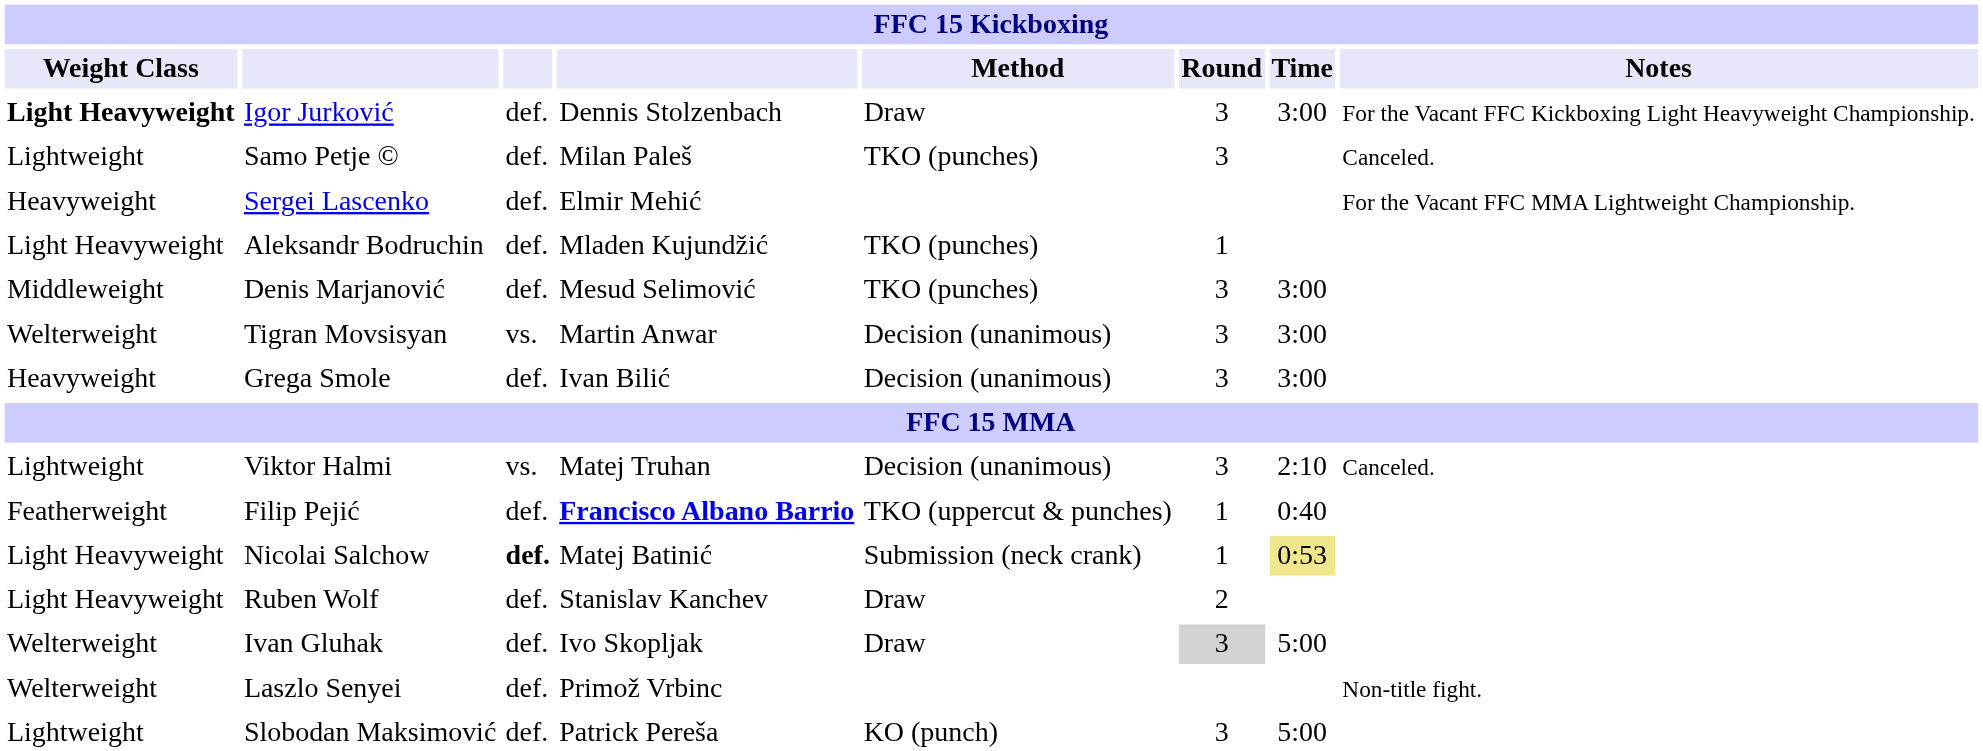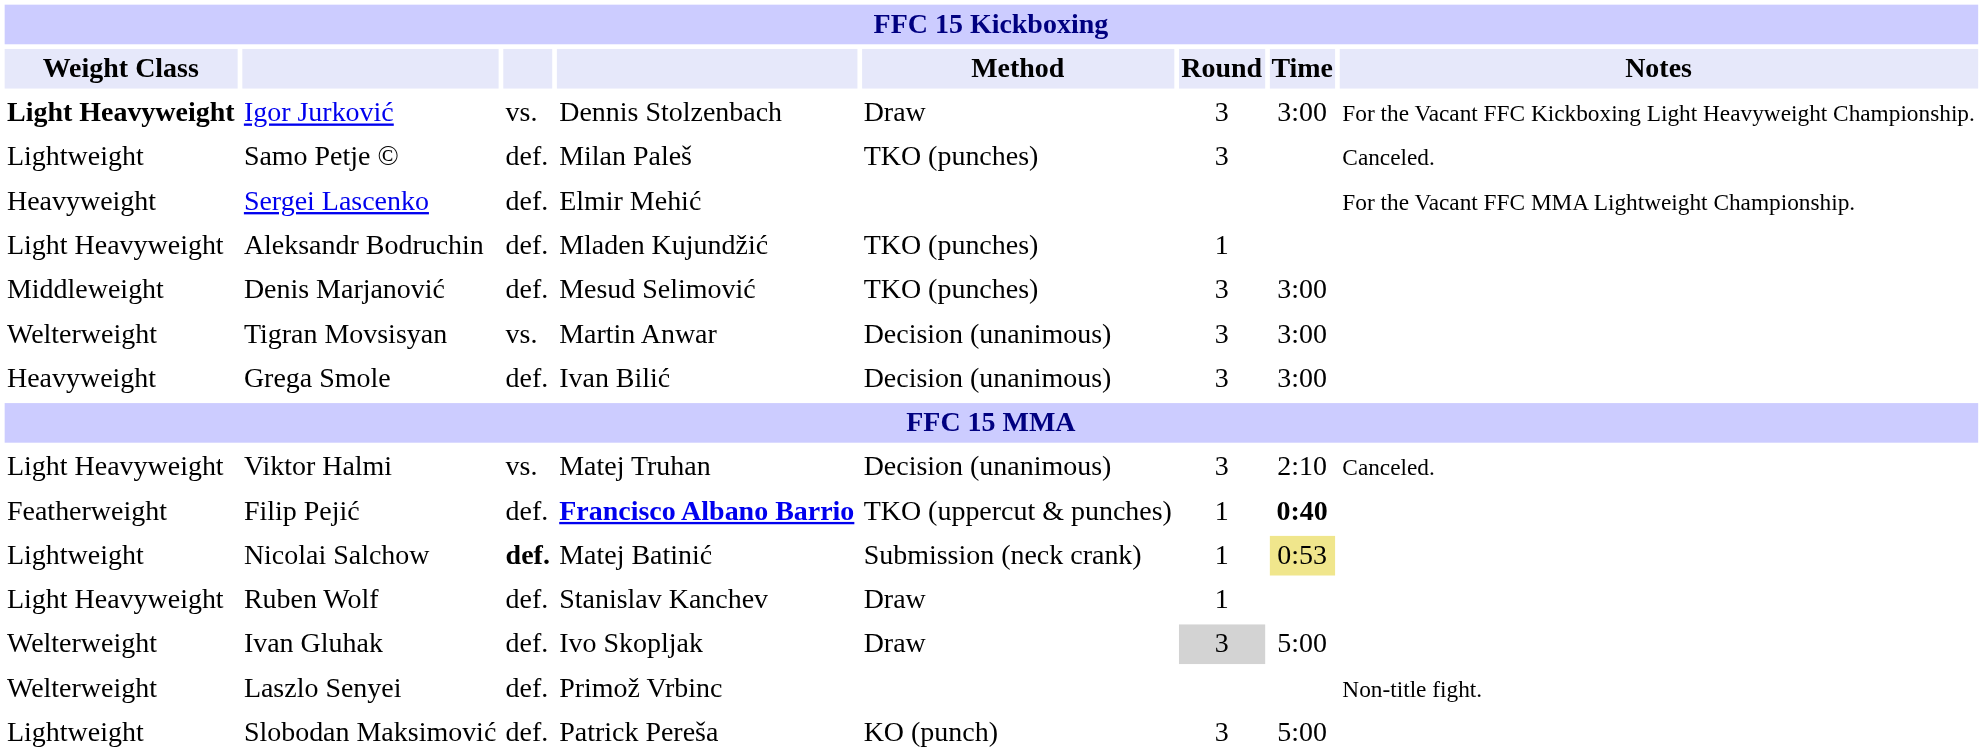(527, 112) def. -> (522, 112) vs.
(75, 466) Lightweight -> (115, 466) Light Heavyweight
(1302, 510) normal -> (1302, 510) bold
(115, 555) Light Heavyweight -> (75, 555) Lightweight
(1222, 599) 2 -> (1222, 599) 1
